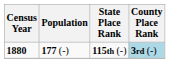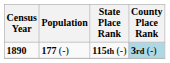(17, 50) 1880 -> (17, 50) 1890
